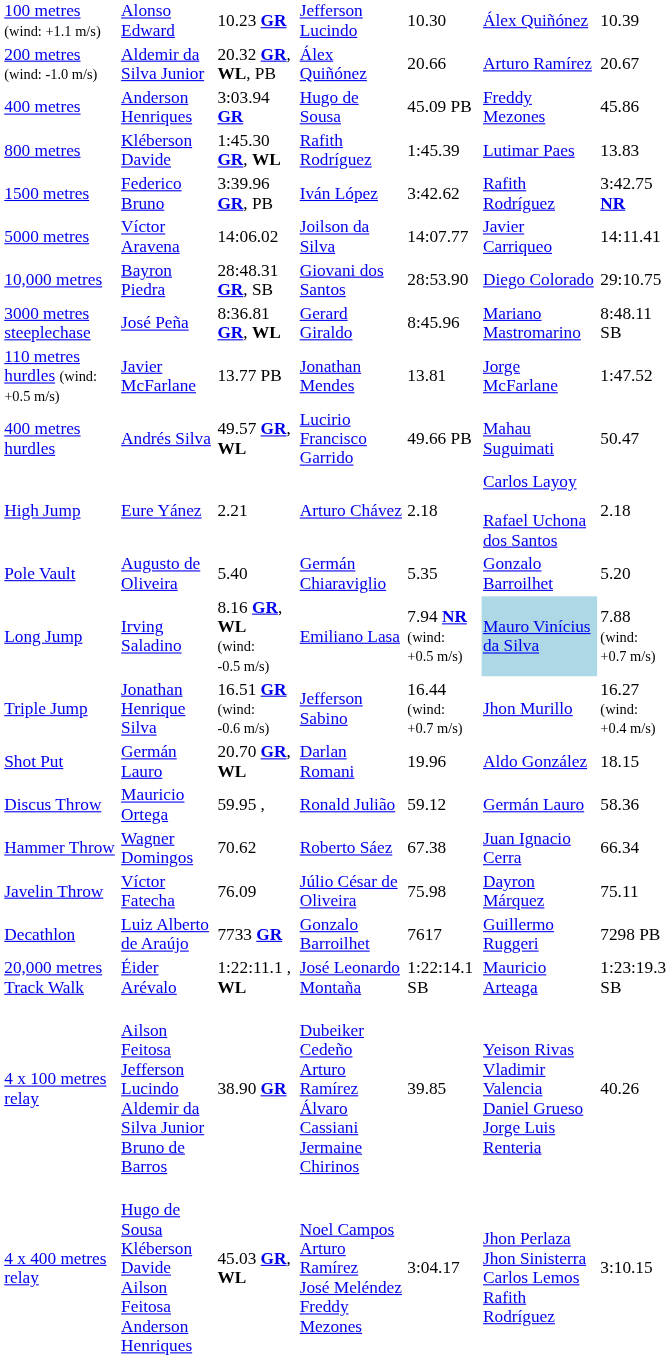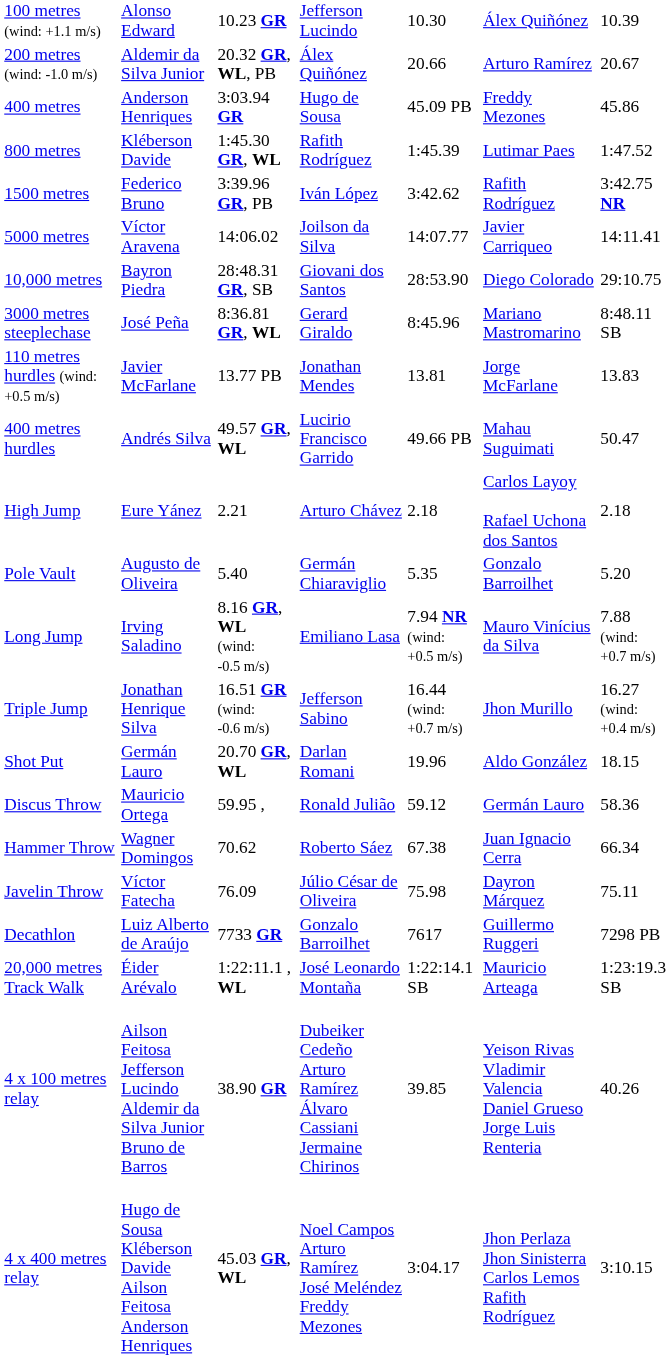(620, 150) 13.83 -> (626, 150) 1:47.52
(626, 375) 1:47.52 -> (620, 375) 13.83
(537, 636) lightblue background -> (537, 636) no background
